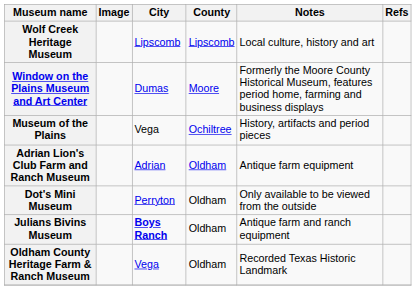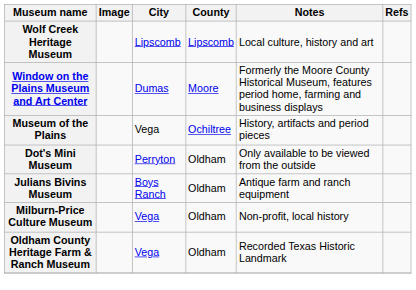- row: (50, 165)
(151, 229) bold -> (150, 188) normal
+ row: (50, 217)
